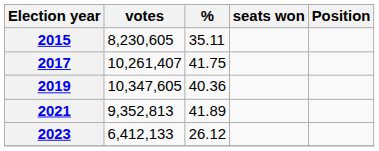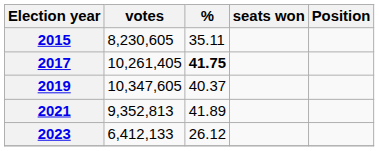(145, 63) 10,261,407 -> (145, 63) 10,261,405
(207, 63) normal -> (207, 63) bold
(207, 87) 40.36 -> (207, 87) 40.37
